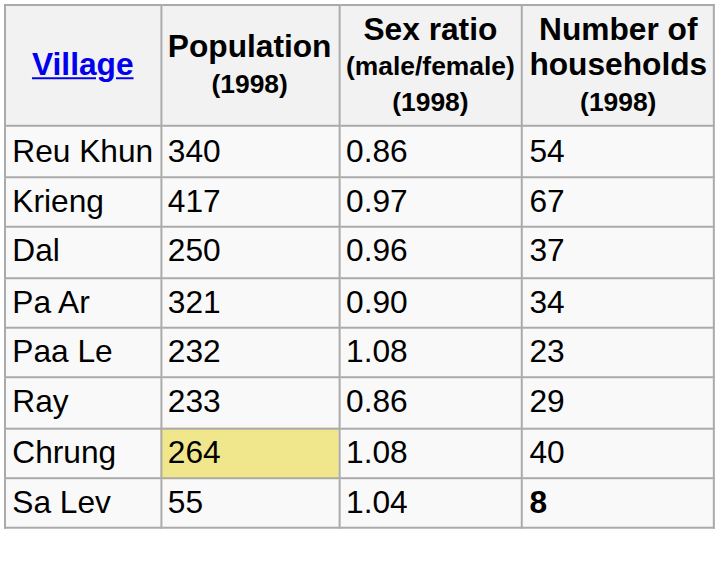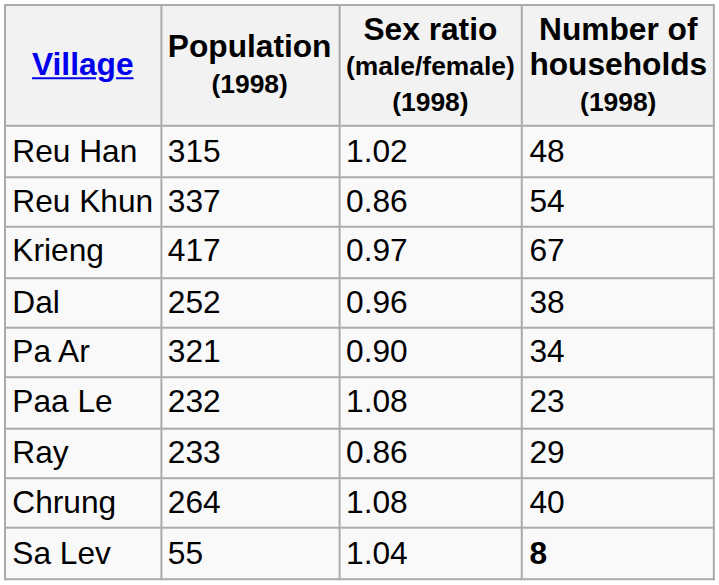+ row: (75, 151)
(194, 151) 340 -> (194, 201) 337
(194, 251) 250 -> (194, 301) 252
(547, 251) 37 -> (547, 301) 38
(194, 452) khaki background -> (194, 502) no background
